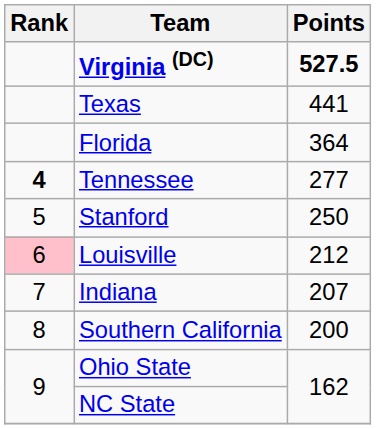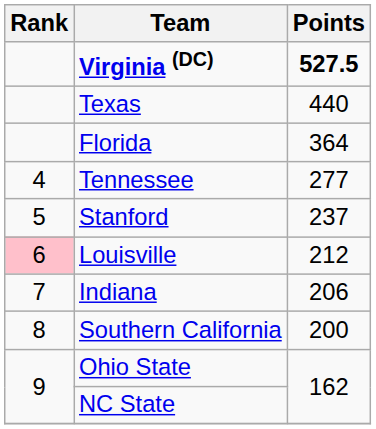(329, 104) 441 -> (329, 104) 440
(39, 179) bold -> (39, 179) normal
(329, 217) 250 -> (329, 217) 237
(329, 292) 207 -> (329, 292) 206
